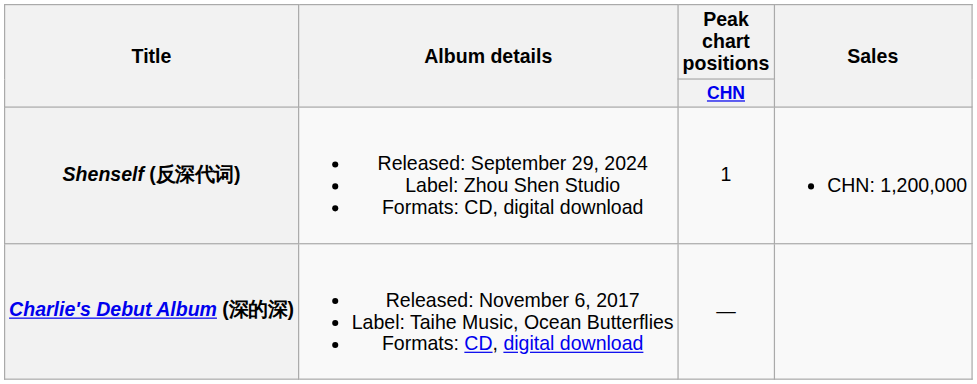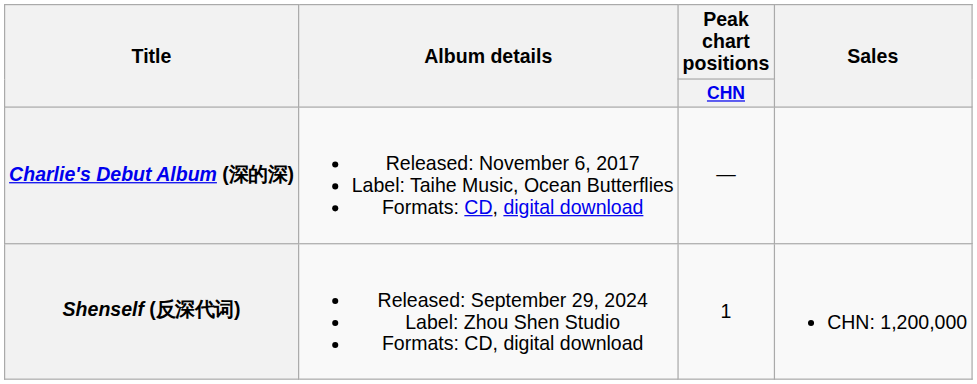rows swapped: (152, 310) <-> (152, 174)
